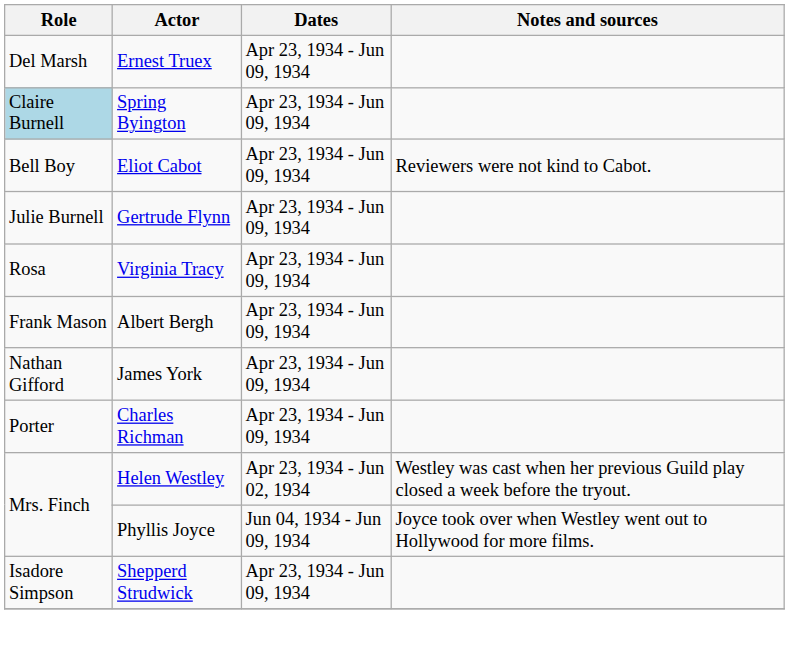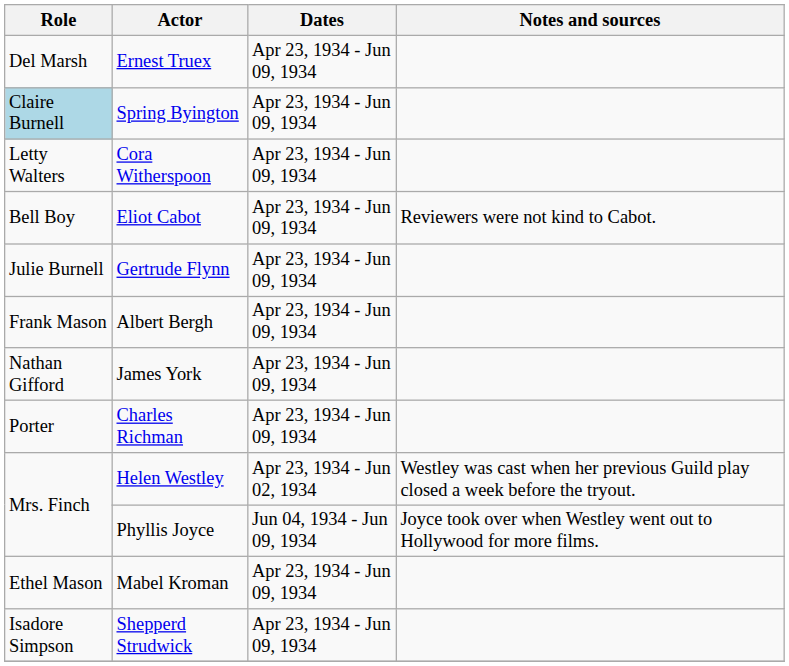+ row: (164, 165)
- row: (170, 270)
+ row: (173, 582)
